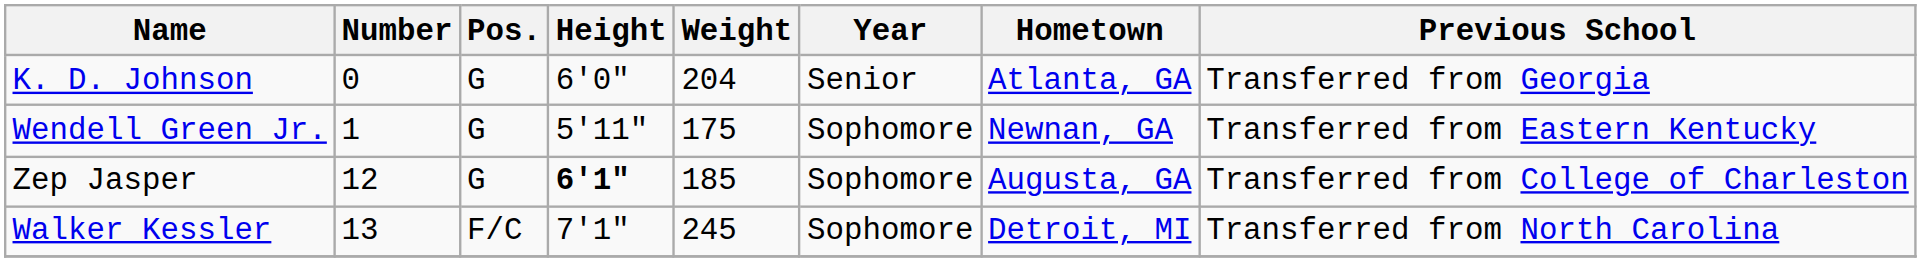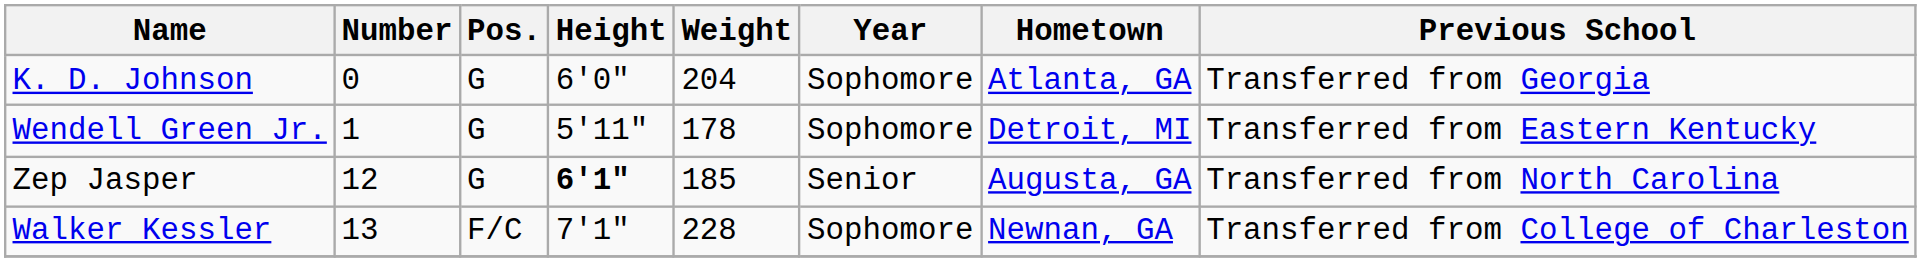(862, 81) Senior -> (890, 81) Sophomore
(709, 131) 175 -> (709, 131) 178
(1081, 131) Newnan, GA -> (1090, 131) Detroit, MI
(890, 181) Sophomore -> (862, 181) Senior
(1557, 181) Transferred from College of Charleston -> (1493, 181) Transferred from North Carolina
(709, 231) 245 -> (709, 231) 228
(1090, 231) Detroit, MI -> (1081, 231) Newnan, GA
(1493, 231) Transferred from North Carolina -> (1557, 231) Transferred from College of Charleston
